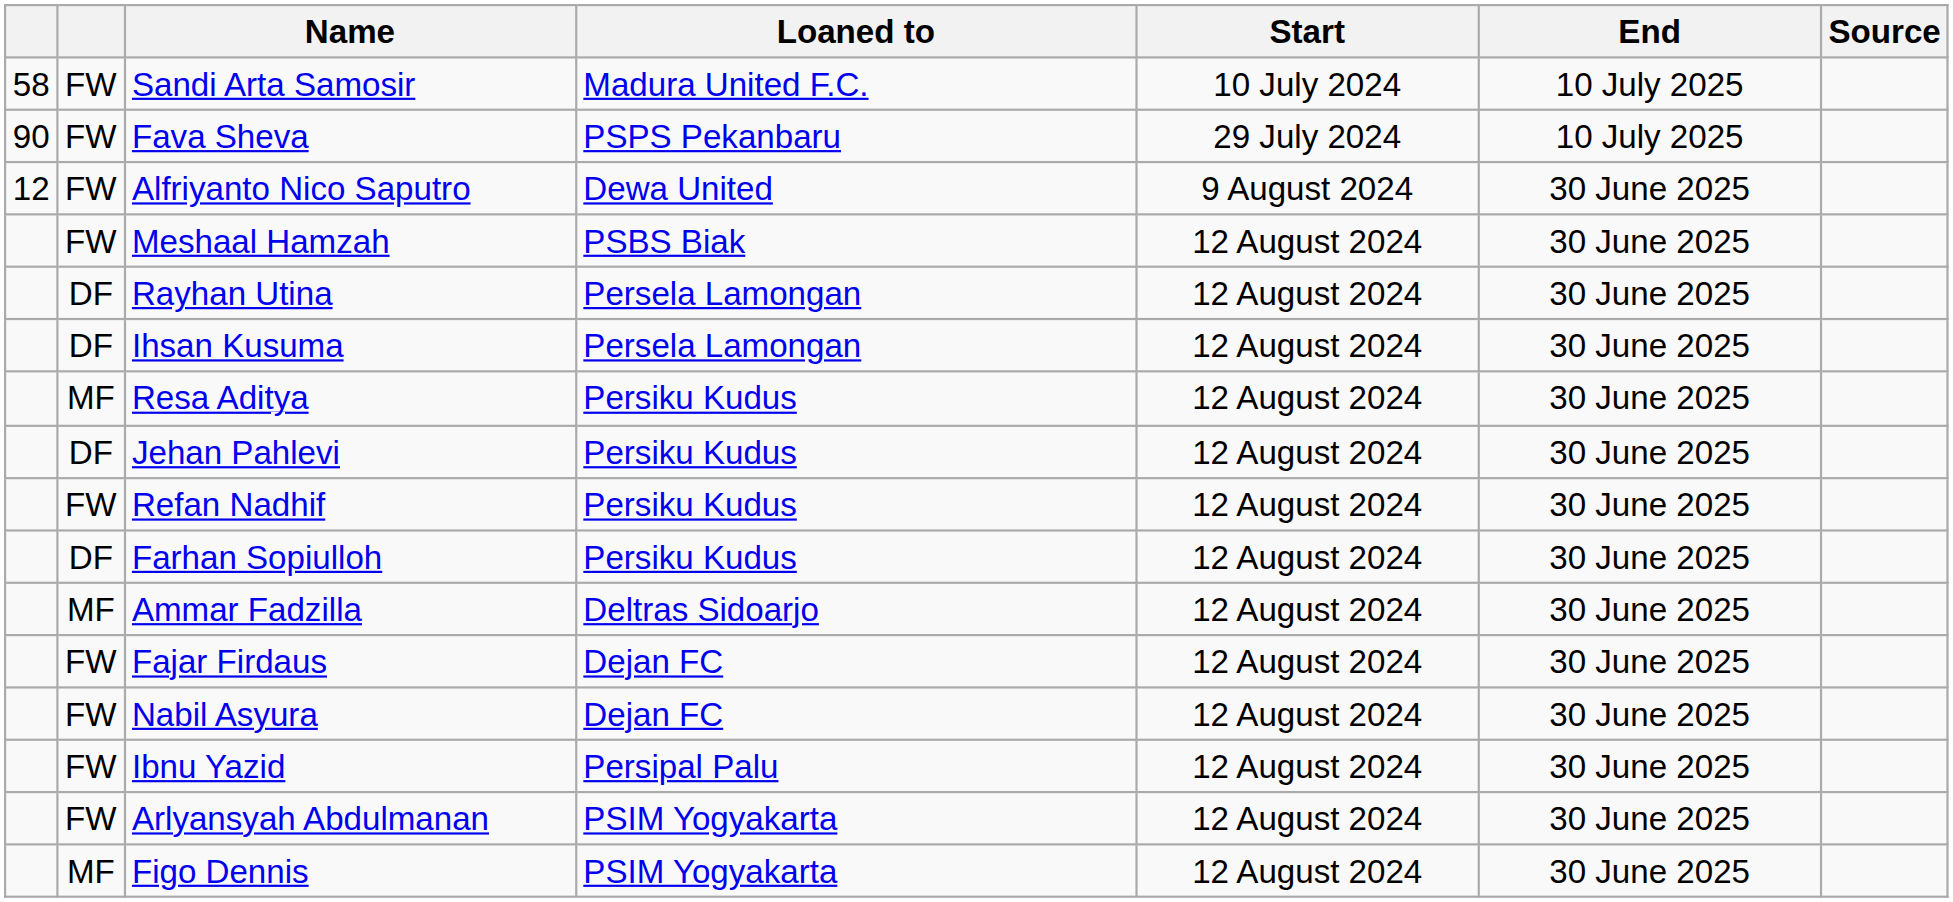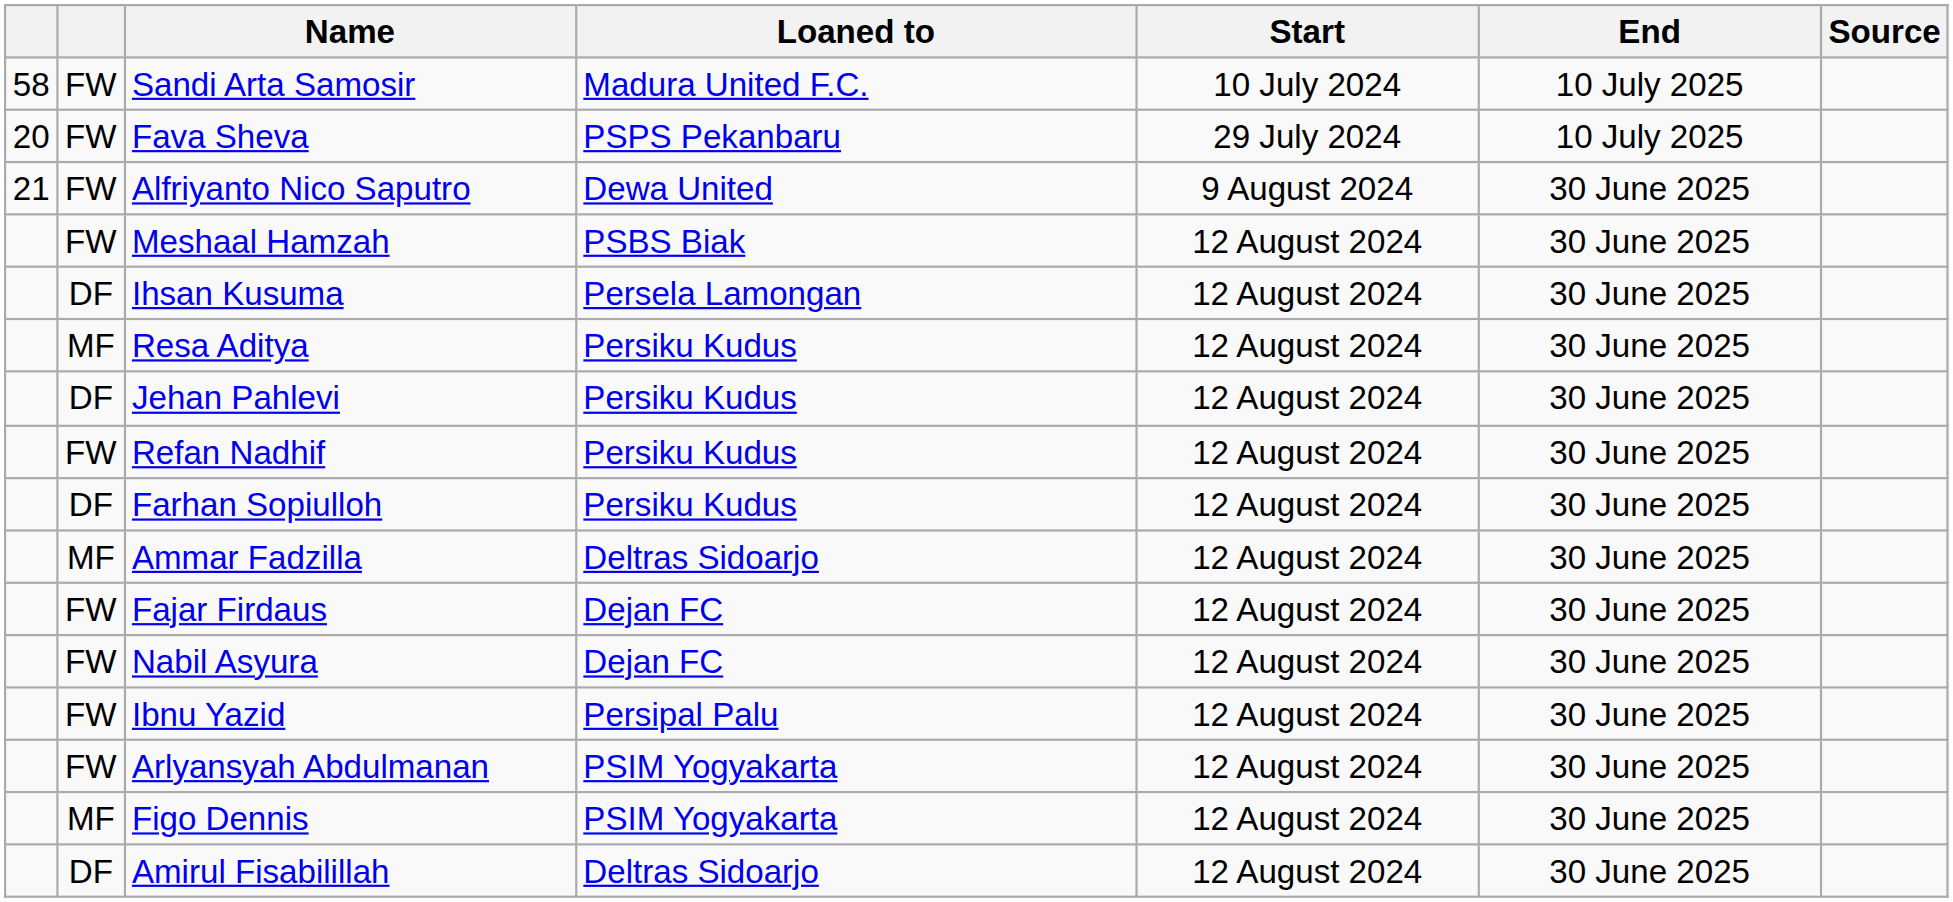(31, 136) 90 -> (31, 136) 20
(31, 189) 12 -> (31, 189) 21
- row: (232, 294)
+ row: (261, 871)
